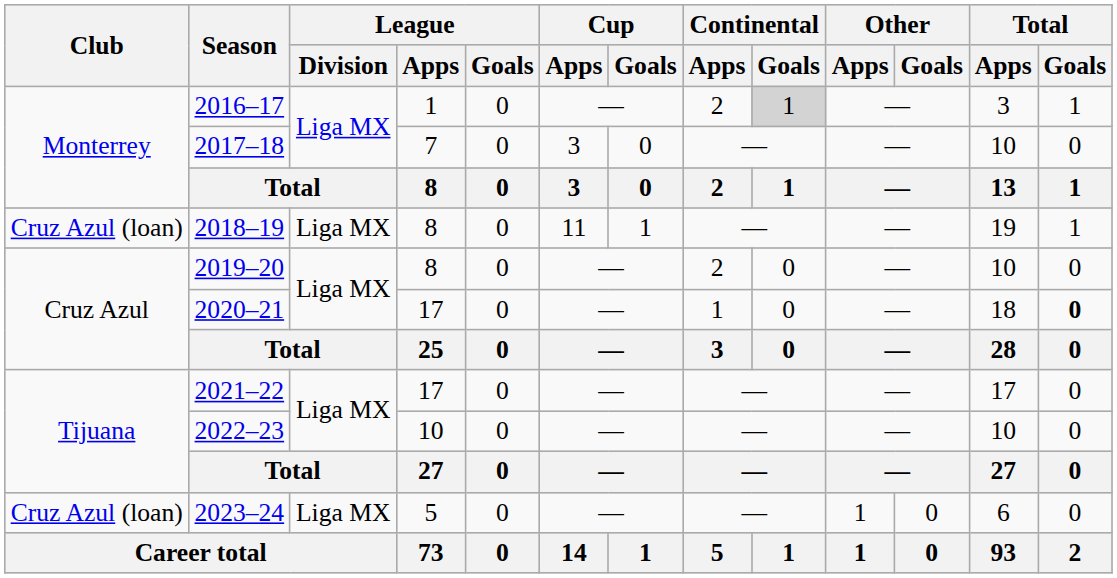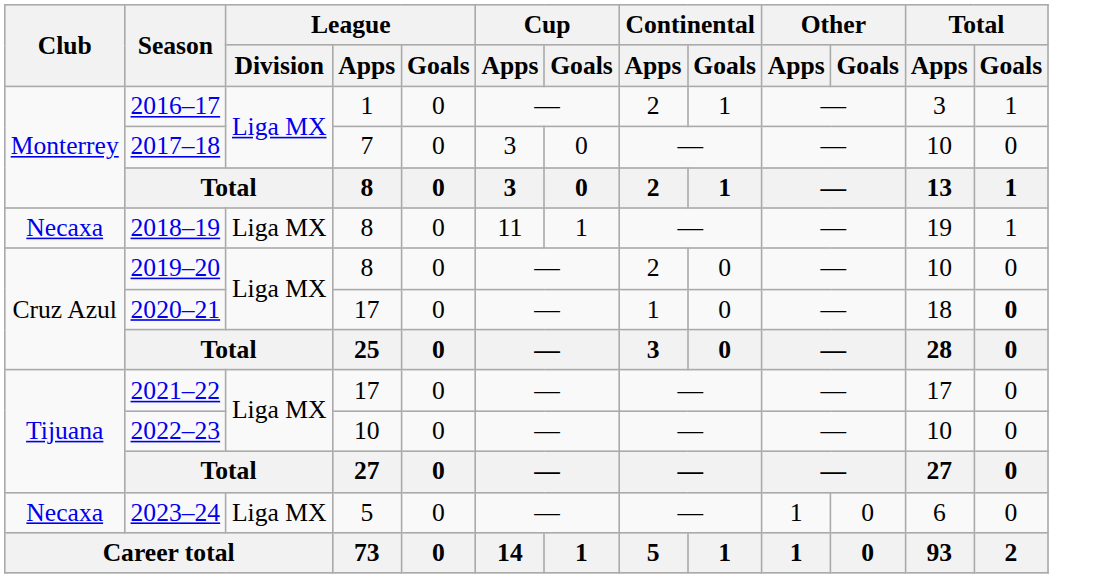(789, 106) lightgrey background -> (725, 106) no background
(97, 227) Cruz Azul (loan) -> (65, 227) Necaxa
(97, 512) Cruz Azul (loan) -> (65, 512) Necaxa
